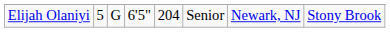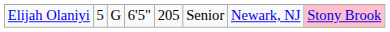(169, 16) 204 -> (169, 16) 205
(344, 16) no background -> (344, 16) pink background
